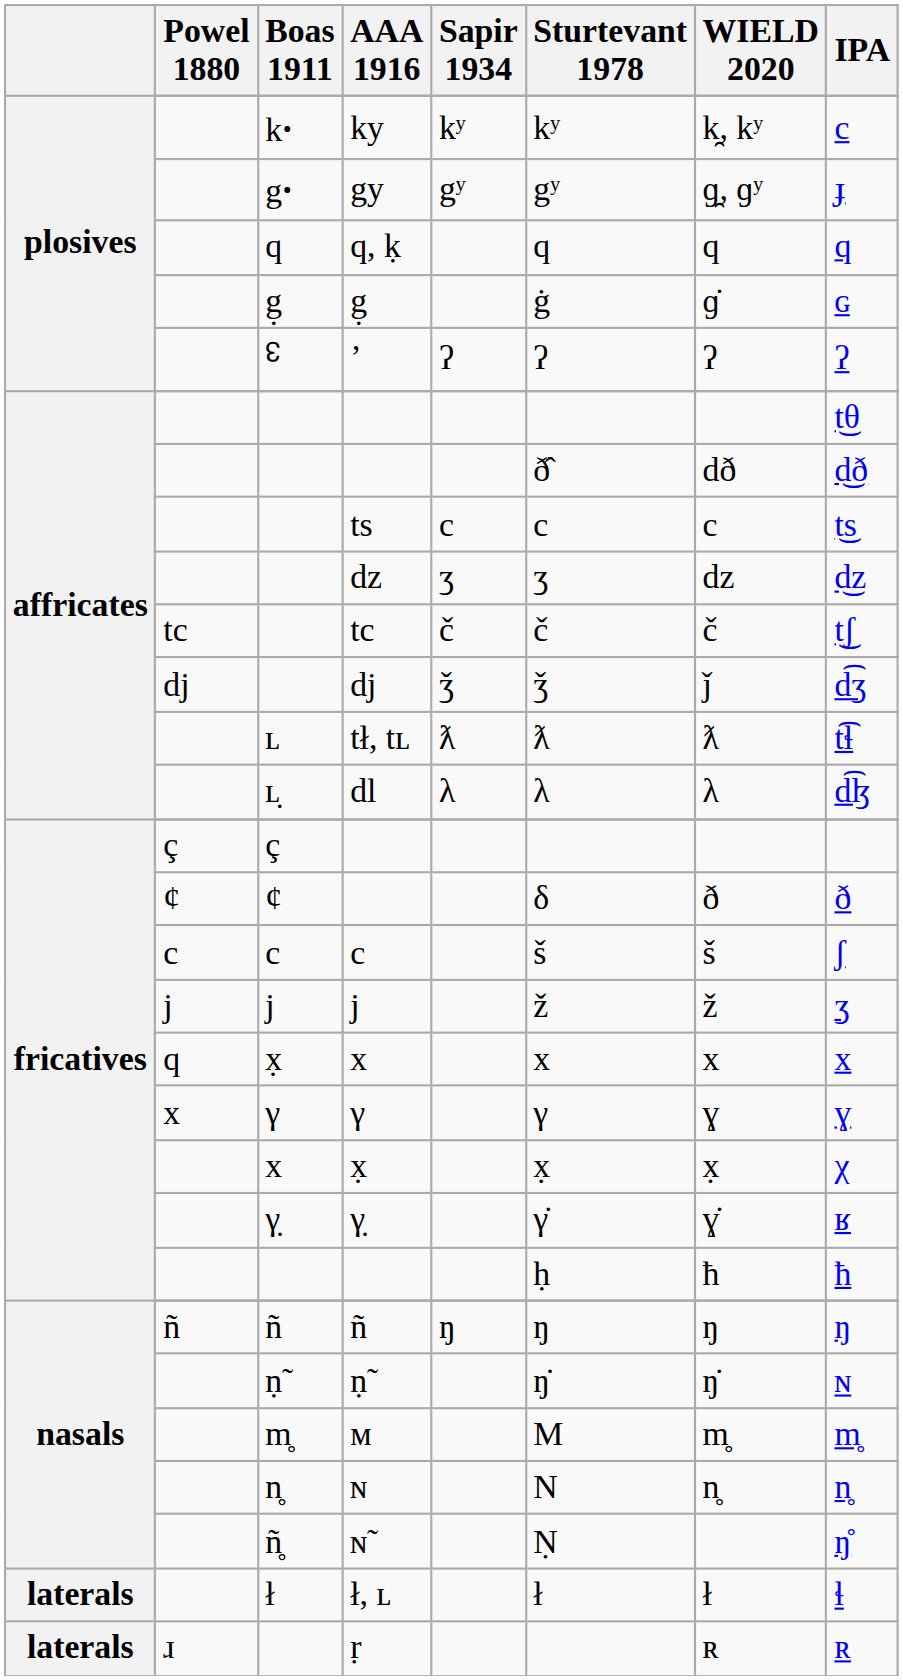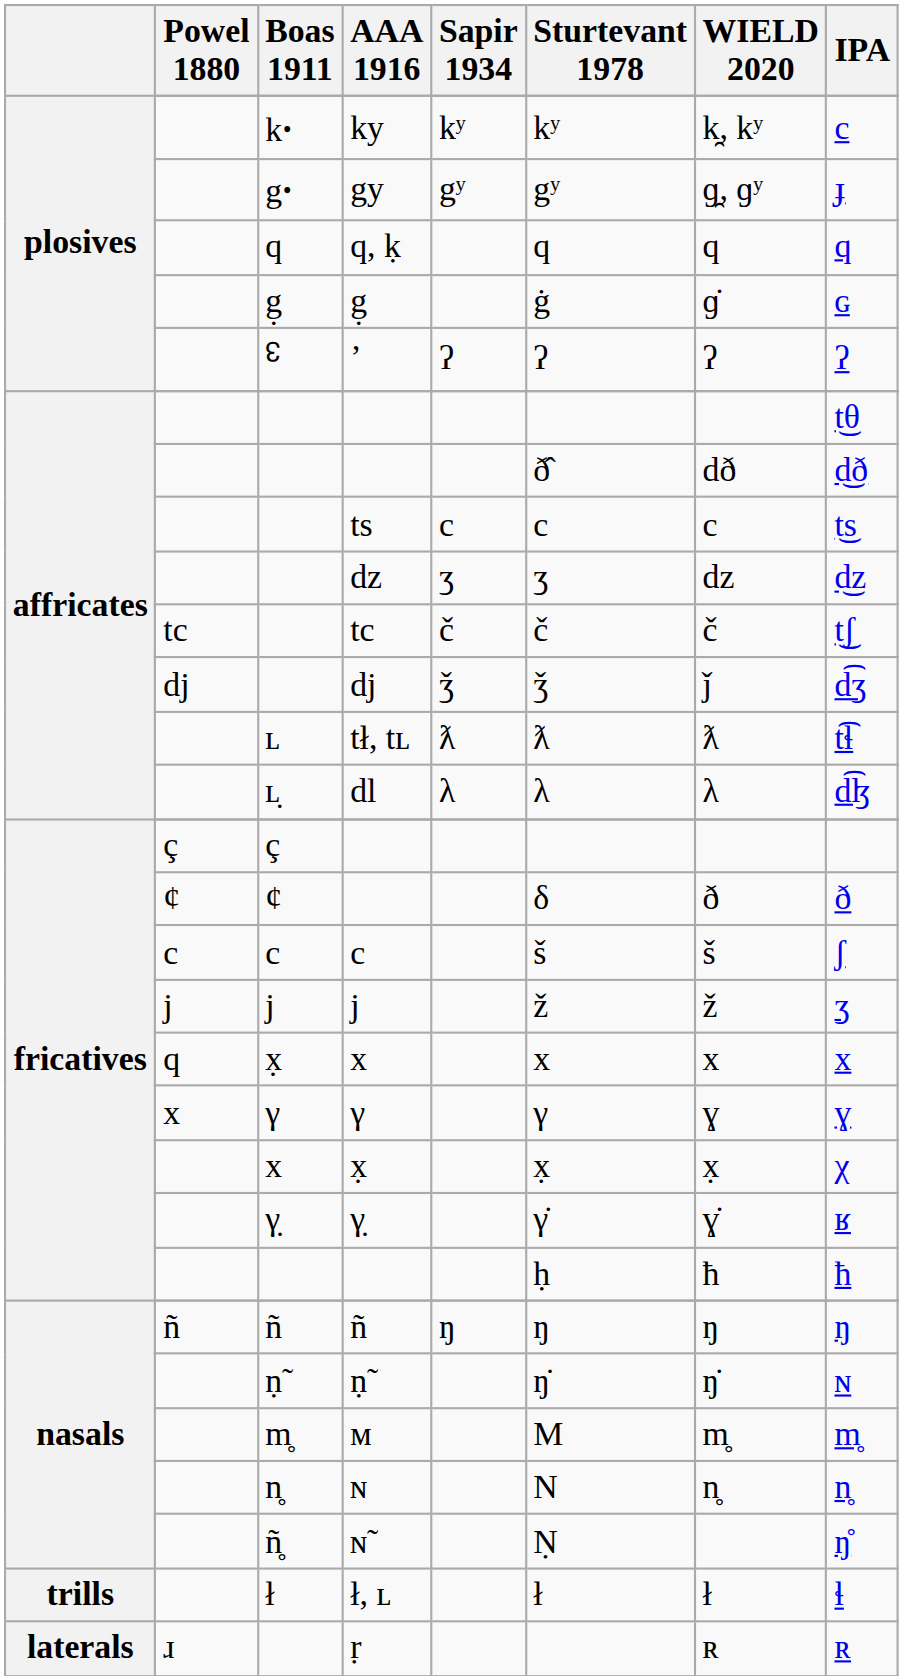(80, 1594) laterals -> (80, 1594) trills
